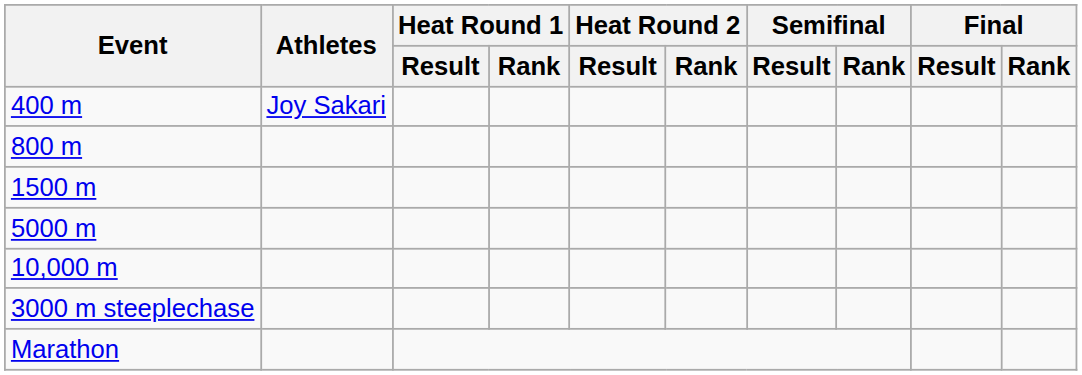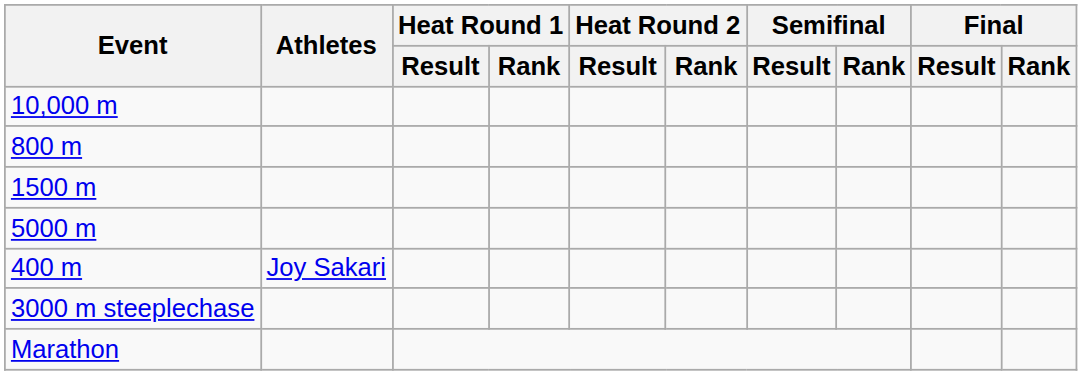rows swapped: (46, 107) <-> (64, 268)
